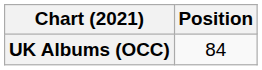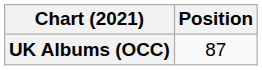(216, 49) 84 -> (216, 49) 87
